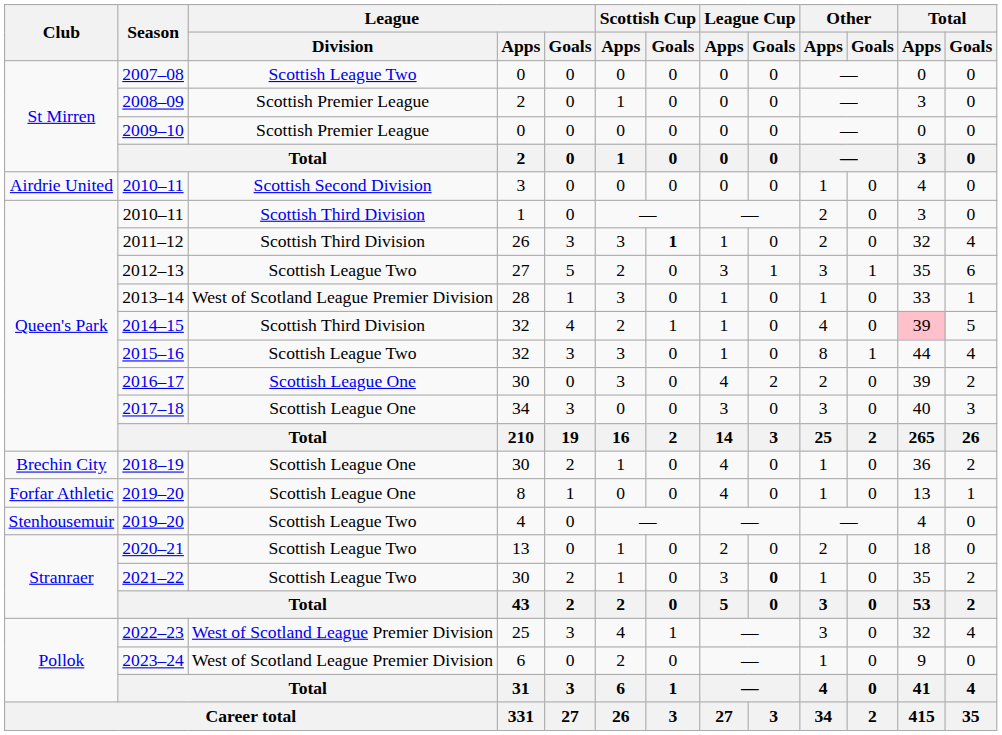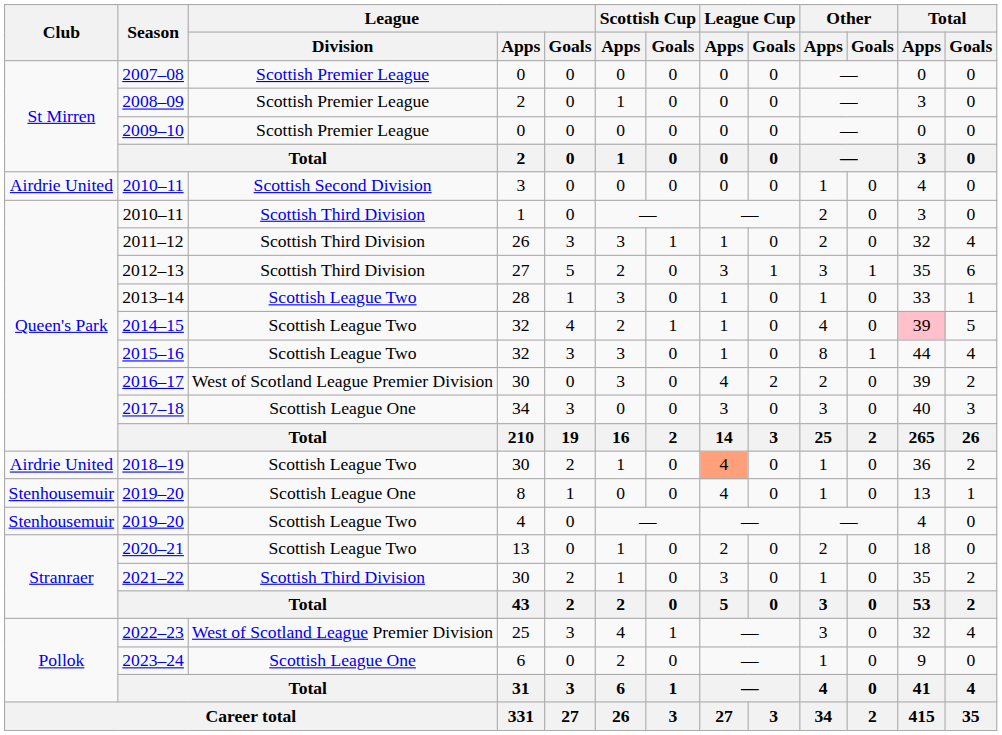(343, 74) Scottish League Two -> (343, 74) Scottish Premier League
(673, 241) bold -> (673, 241) normal
(343, 269) Scottish League Two -> (343, 269) Scottish Third Division
(343, 297) West of Scotland League Premier Division -> (343, 297) Scottish League Two
(343, 325) Scottish Third Division -> (343, 325) Scottish League Two
(343, 381) Scottish League One -> (343, 381) West of Scotland League Premier Division
(61, 465) Brechin City -> (61, 465) Airdrie United
(343, 465) Scottish League One -> (343, 465) Scottish League Two
(724, 465) no background -> (724, 465) lightsalmon background
(61, 492) Forfar Athletic -> (61, 492) Stenhousemuir
(343, 576) Scottish League Two -> (343, 576) Scottish Third Division
(774, 576) bold -> (774, 576) normal
(343, 660) West of Scotland League Premier Division -> (343, 660) Scottish League One
